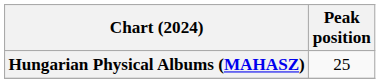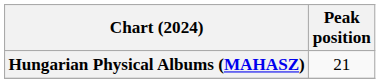(342, 64) 25 -> (342, 64) 21
